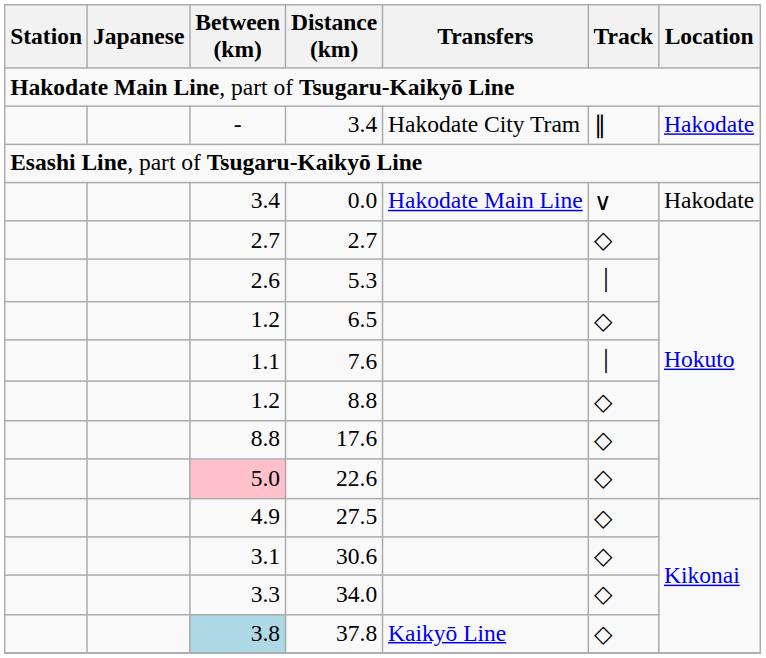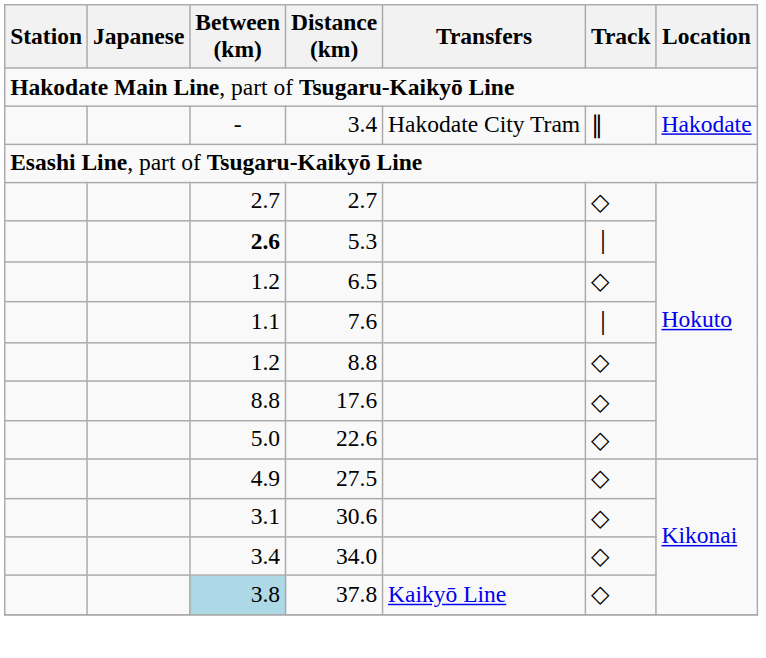- row: (362, 201)
(265, 280) normal -> (265, 241) bold
(265, 478) pink background -> (265, 439) no background
(265, 594) 3.3 -> (265, 555) 3.4
